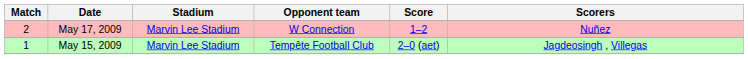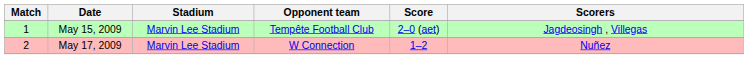rows swapped: (90, 45) <-> (90, 29)
